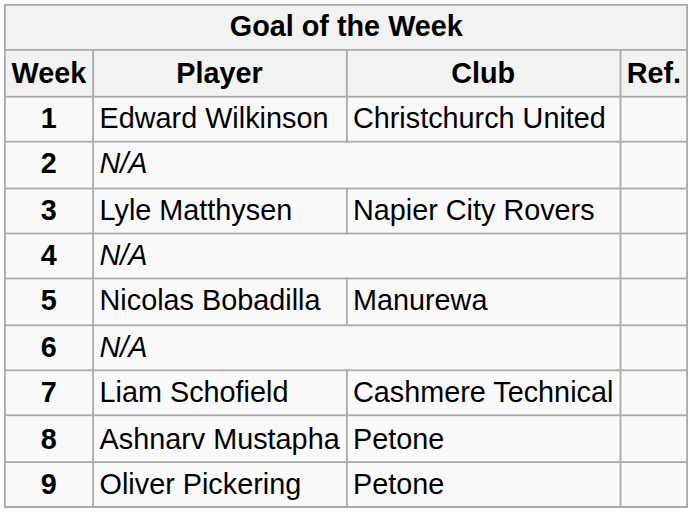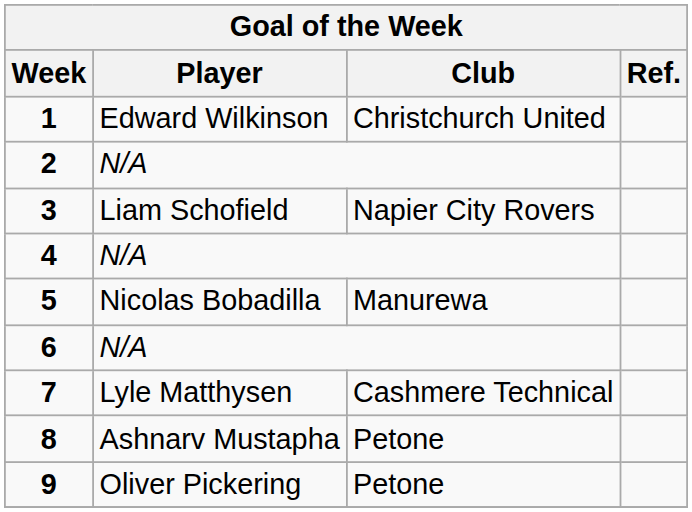(196, 210) Lyle Matthysen -> (194, 210) Liam Schofield
(194, 392) Liam Schofield -> (196, 392) Lyle Matthysen
